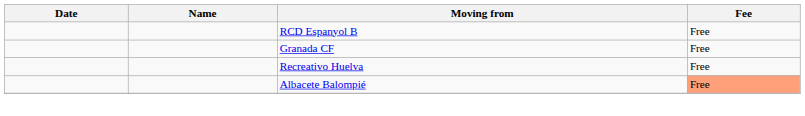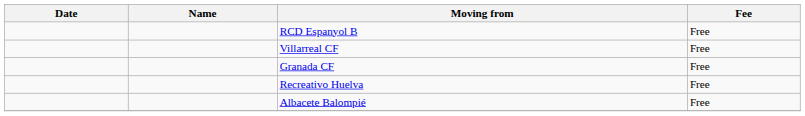+ row: (309, 48)
(700, 84) lightsalmon background -> (700, 102) no background
